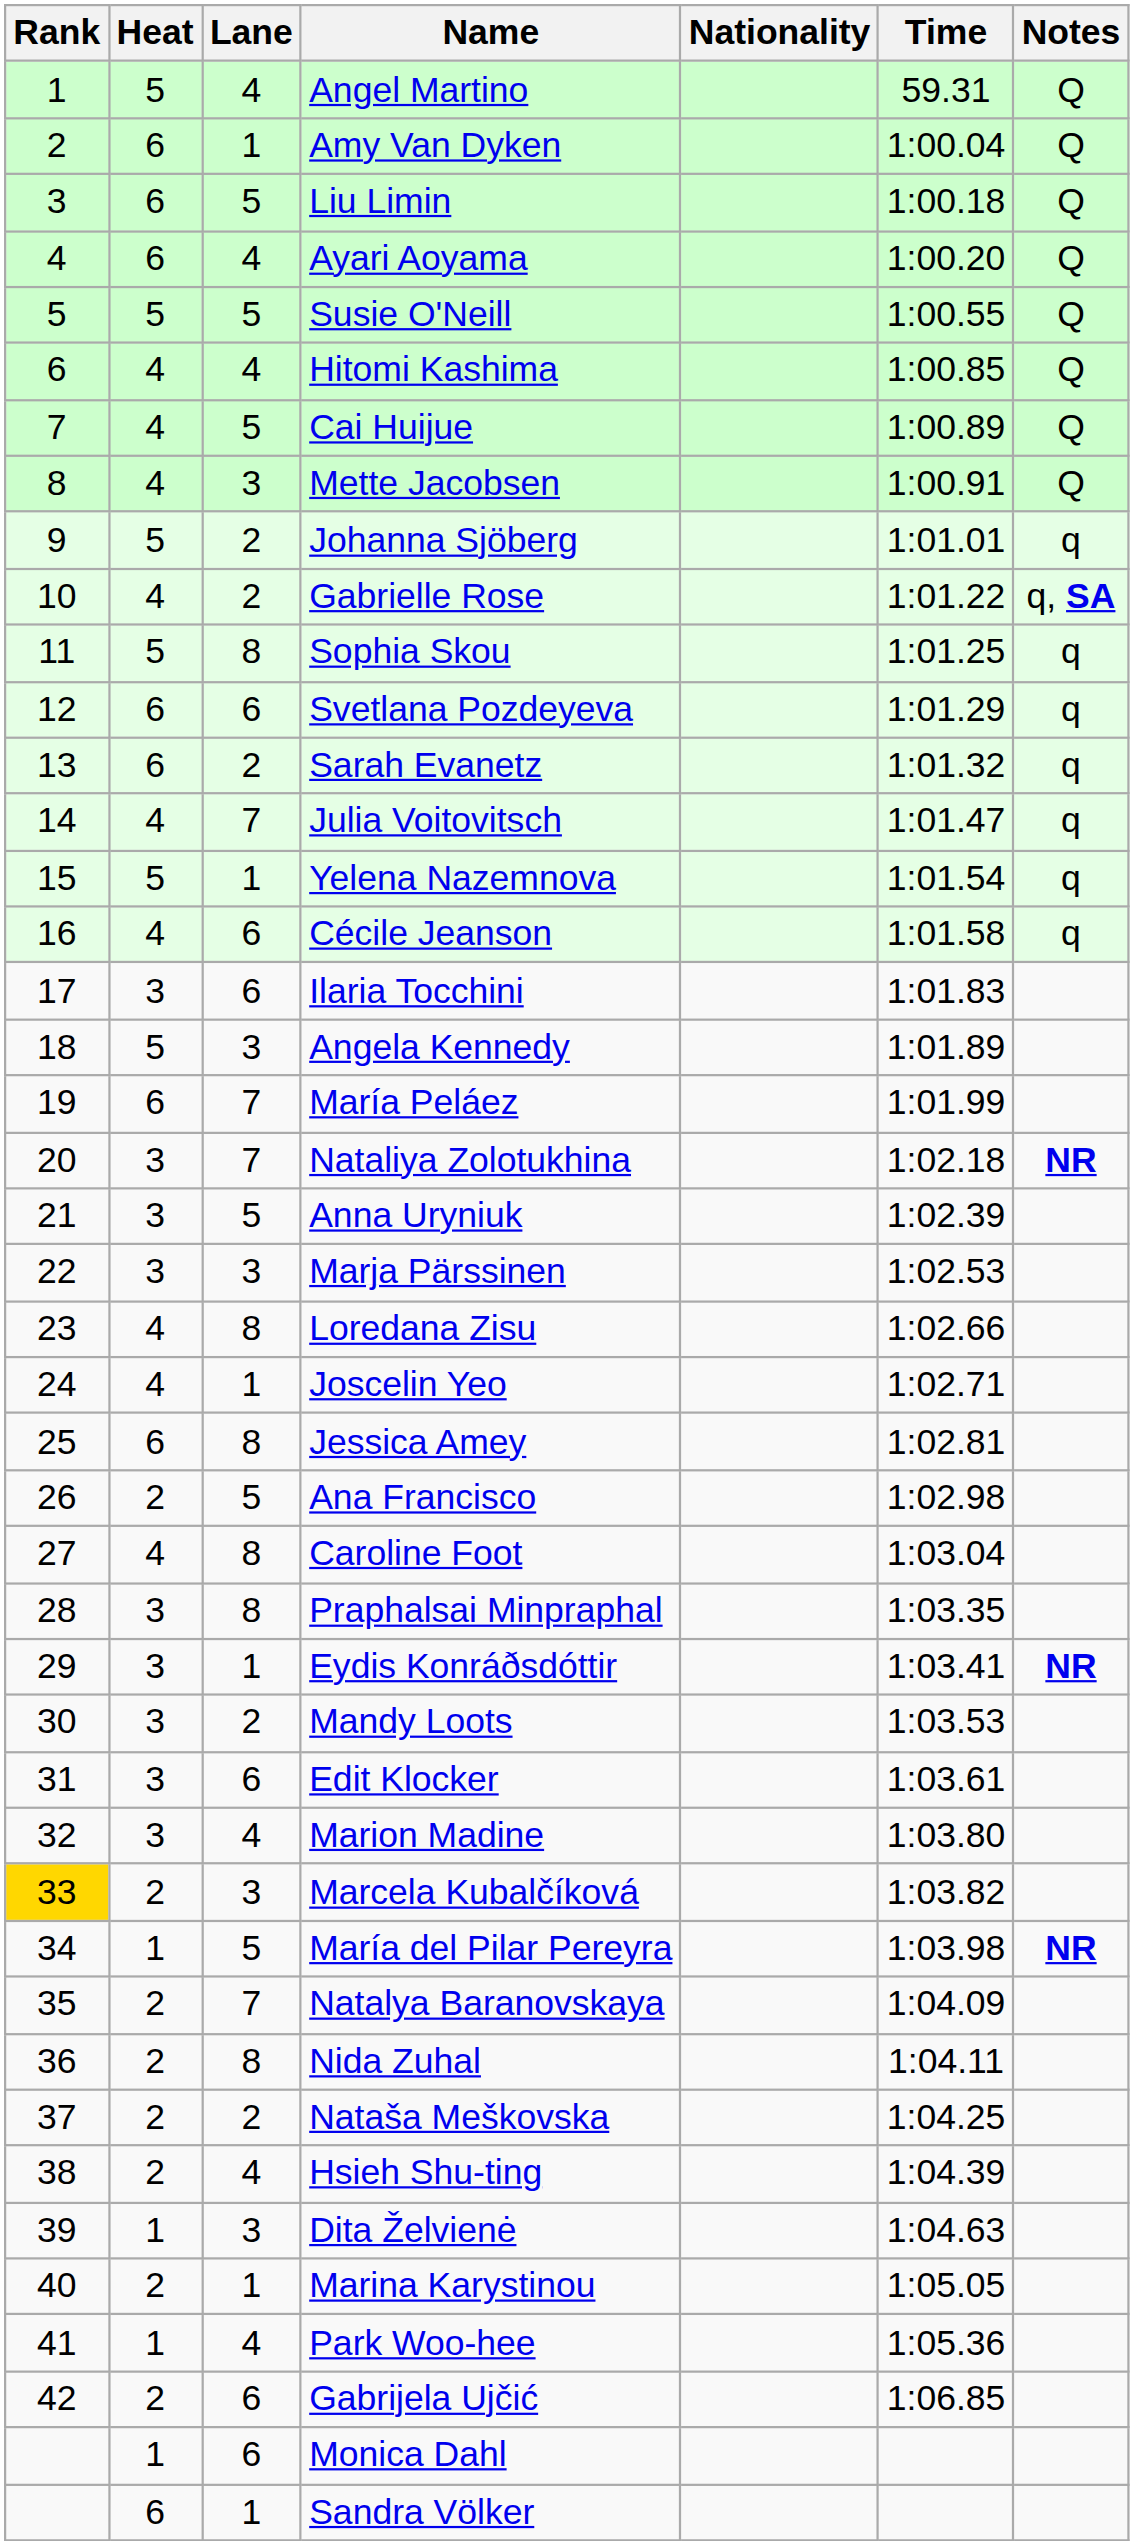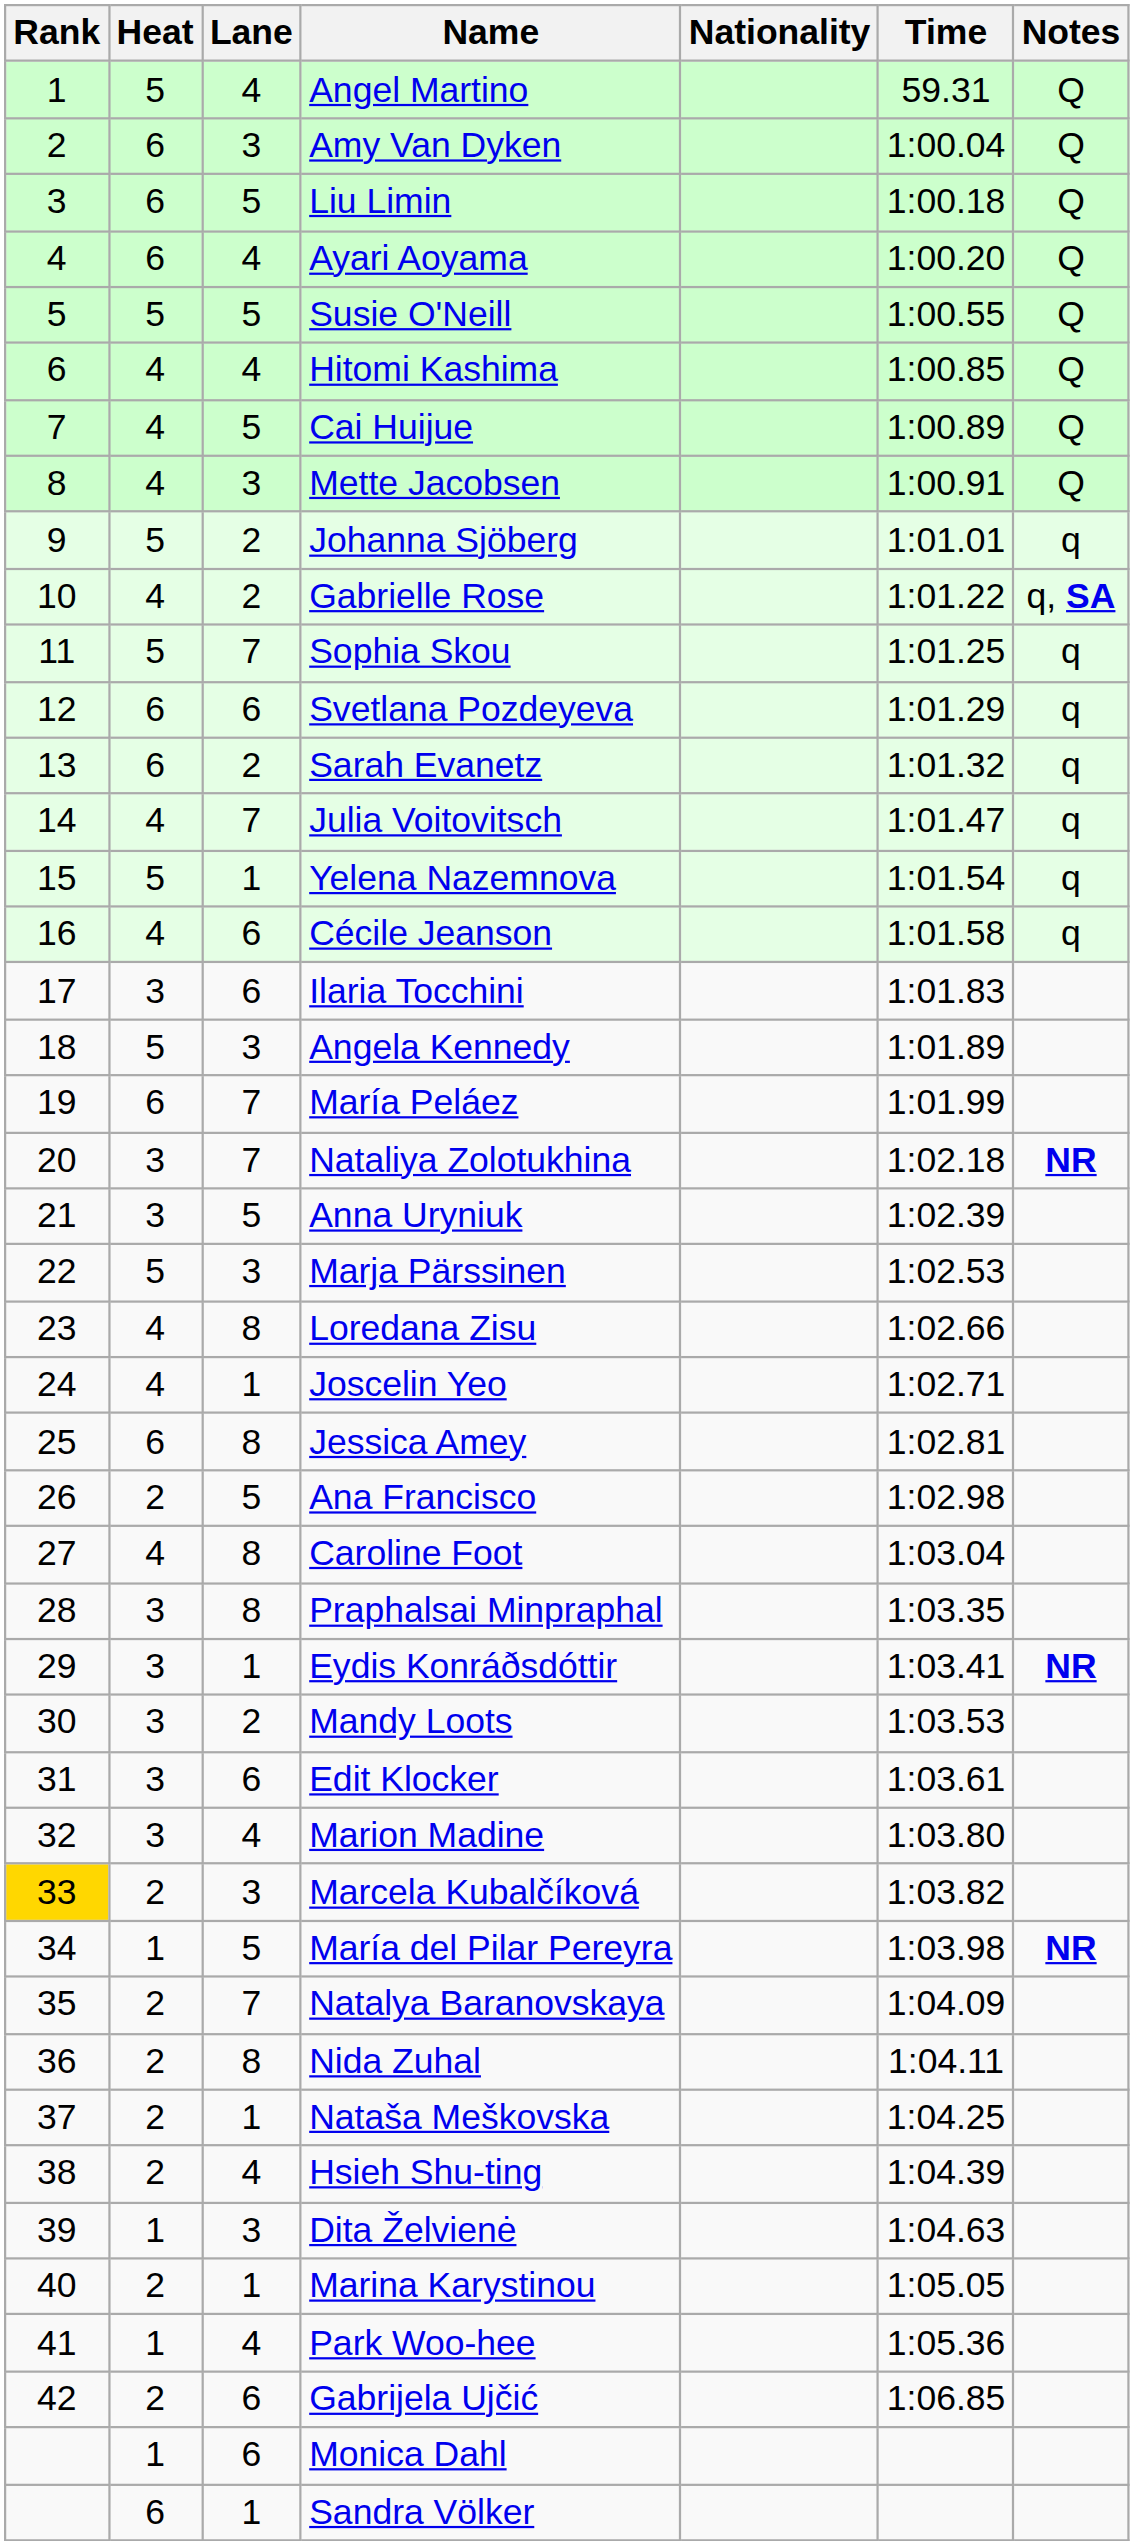(251, 145) 1 -> (251, 145) 3
(251, 652) 8 -> (251, 652) 7
(155, 1271) 3 -> (155, 1271) 5
(251, 2116) 2 -> (251, 2116) 1
